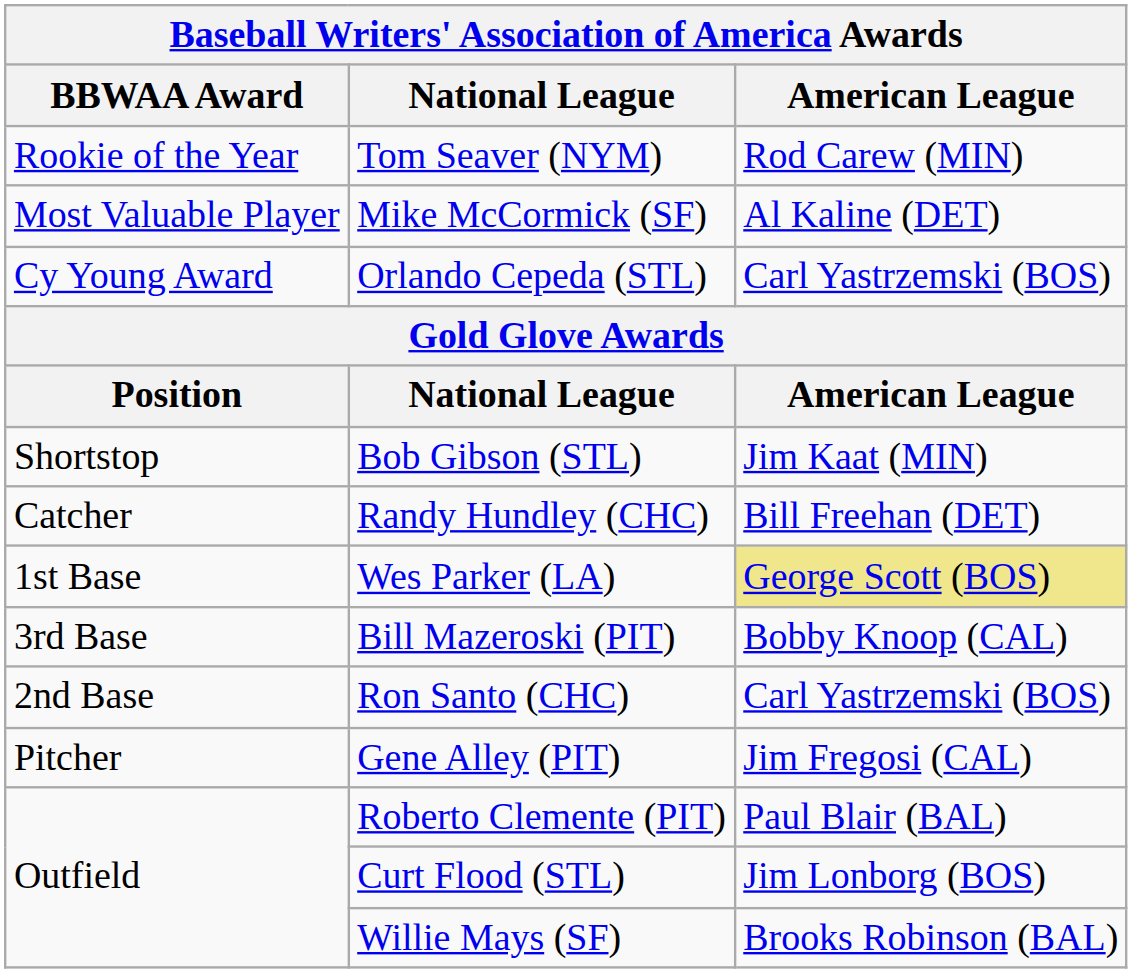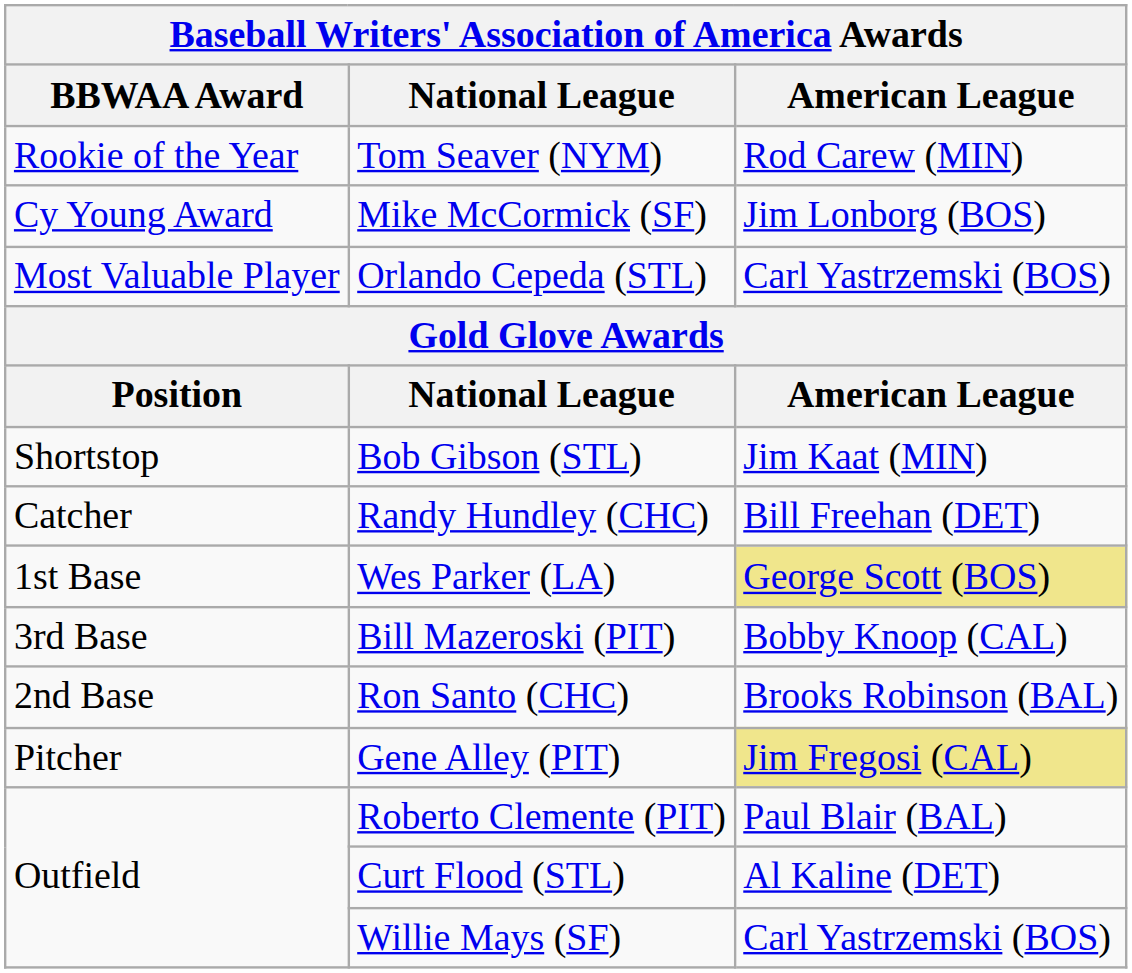(177, 214) Most Valuable Player -> (143, 214) Cy Young Award
(872, 214) Al Kaline (DET) -> (895, 214) Jim Lonborg (BOS)
(143, 275) Cy Young Award -> (177, 275) Most Valuable Player
(927, 696) Carl Yastrzemski (BOS) -> (931, 696) Brooks Robinson (BAL)
(888, 756) no background -> (888, 756) khaki background
(895, 876) Jim Lonborg (BOS) -> (872, 876) Al Kaline (DET)
(931, 936) Brooks Robinson (BAL) -> (927, 936) Carl Yastrzemski (BOS)
